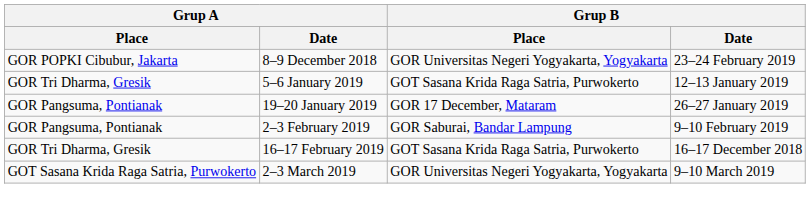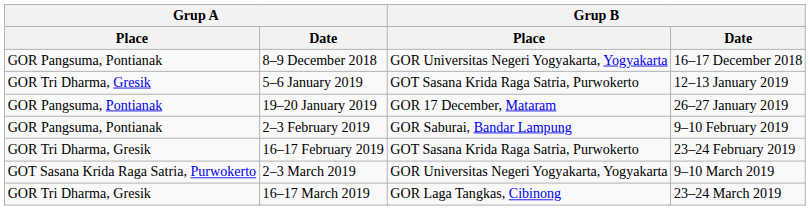(93, 60) GOR POPKI Cibubur, Jakarta -> (85, 60) GOR Pangsuma, Pontianak
(735, 60) 23–24 February 2019 -> (738, 60) 16–17 December 2018
(738, 149) 16–17 December 2018 -> (735, 149) 23–24 February 2019
+ row: (316, 194)
